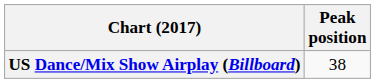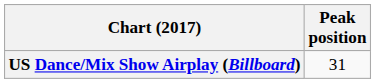(337, 64) 38 -> (337, 64) 31
